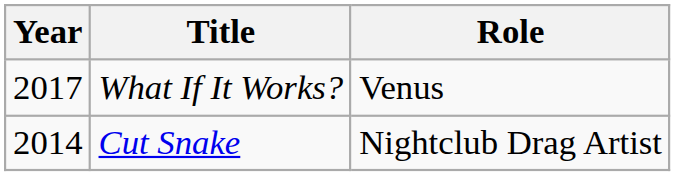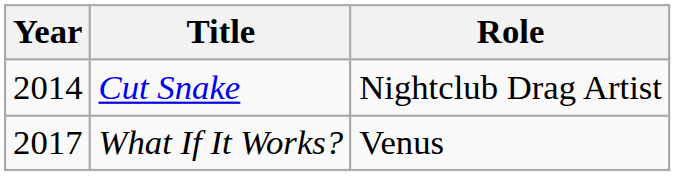rows swapped: (169, 142) <-> (221, 87)
